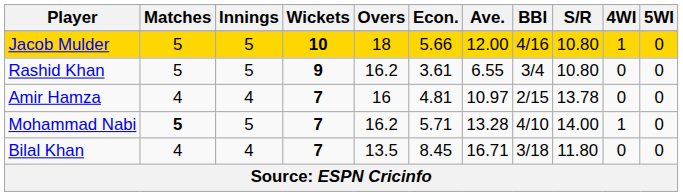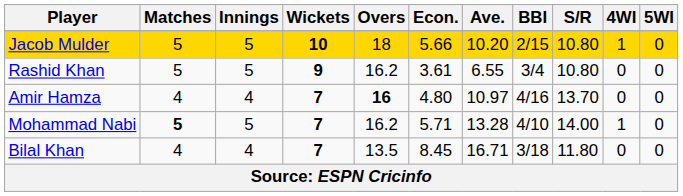(488, 44) 12.00 -> (488, 44) 10.20
(533, 44) 4/16 -> (533, 44) 2/15
(381, 97) normal -> (381, 97) bold
(436, 97) 4.81 -> (436, 97) 4.80
(533, 97) 2/15 -> (533, 97) 4/16
(578, 97) 13.78 -> (578, 97) 13.70
